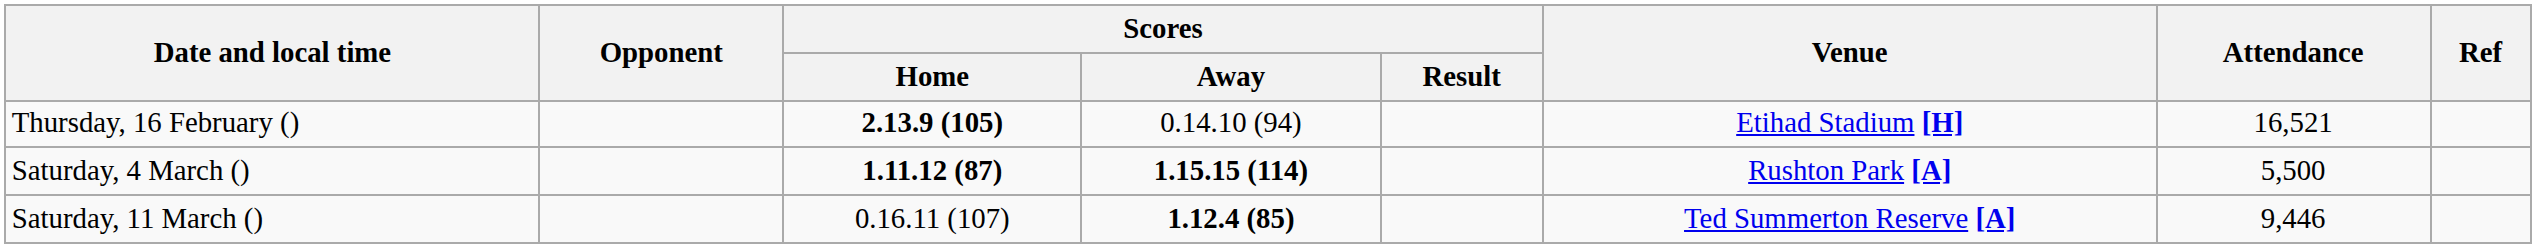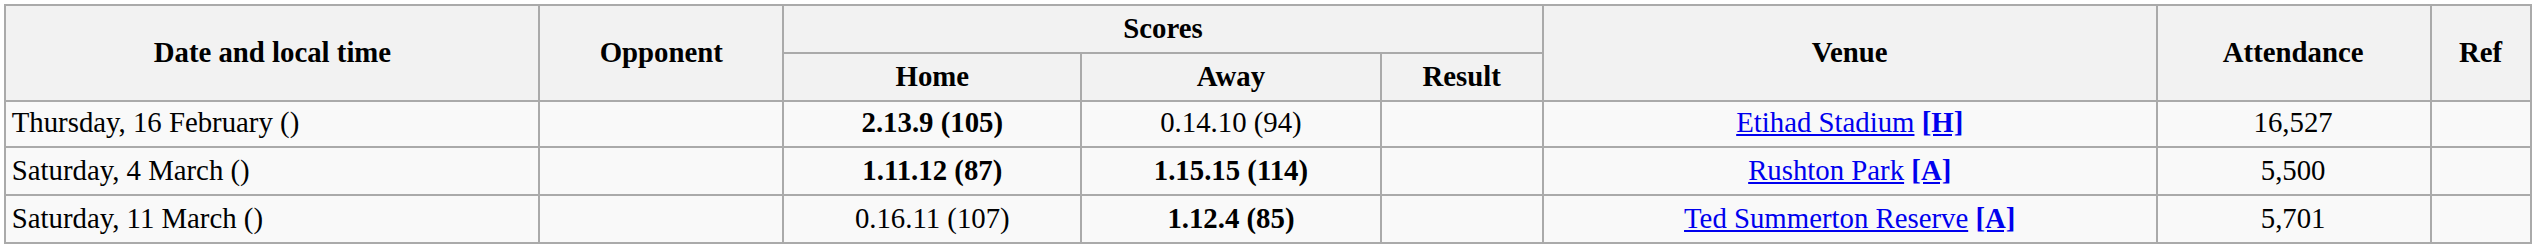(2293, 123) 16,521 -> (2293, 123) 16,527
(2293, 218) 9,446 -> (2293, 218) 5,701
